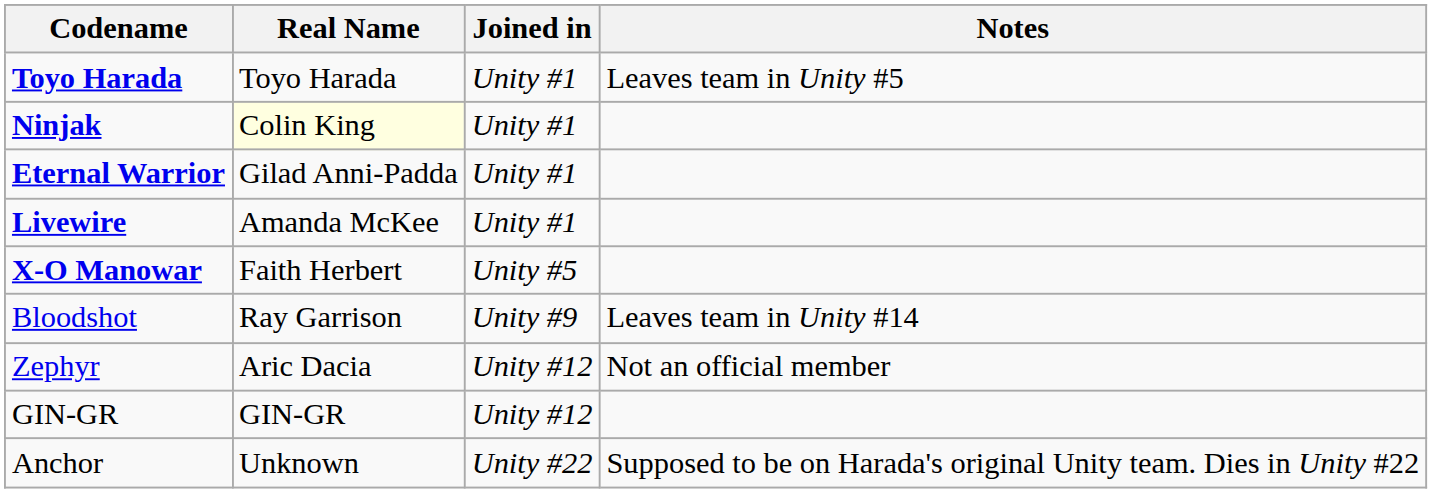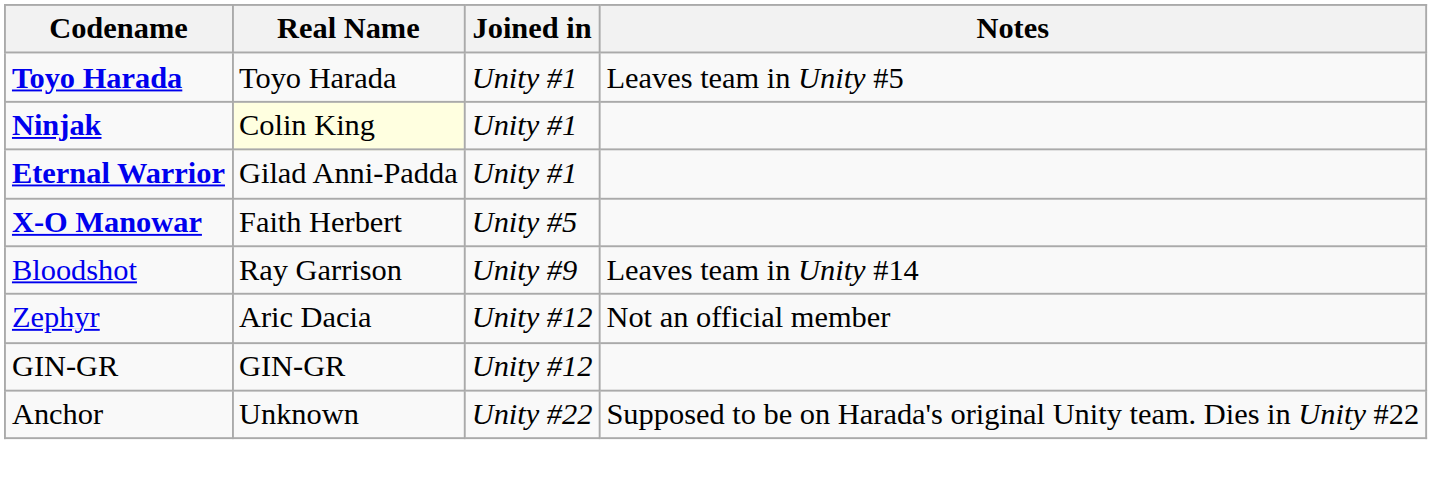- row: (69, 221)
